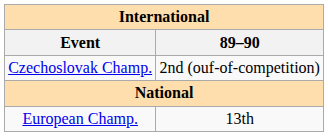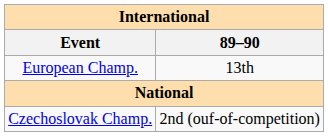rows swapped: (80, 118) <-> (80, 67)
